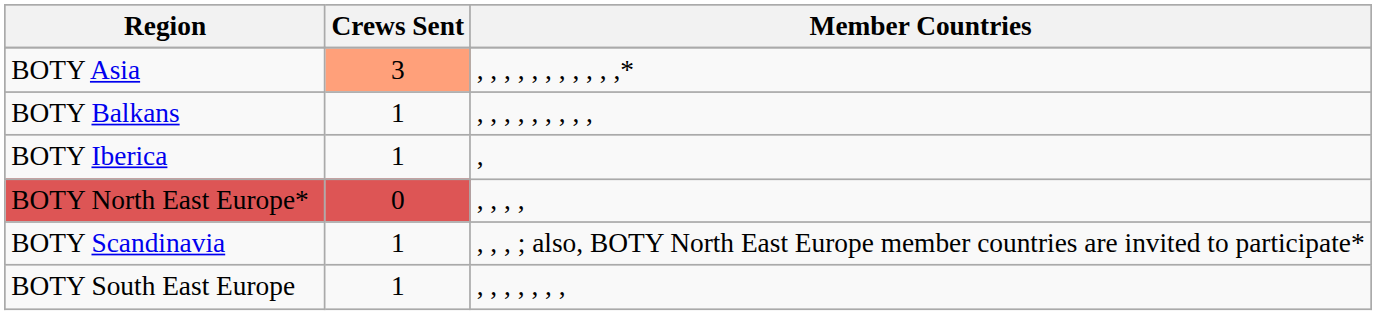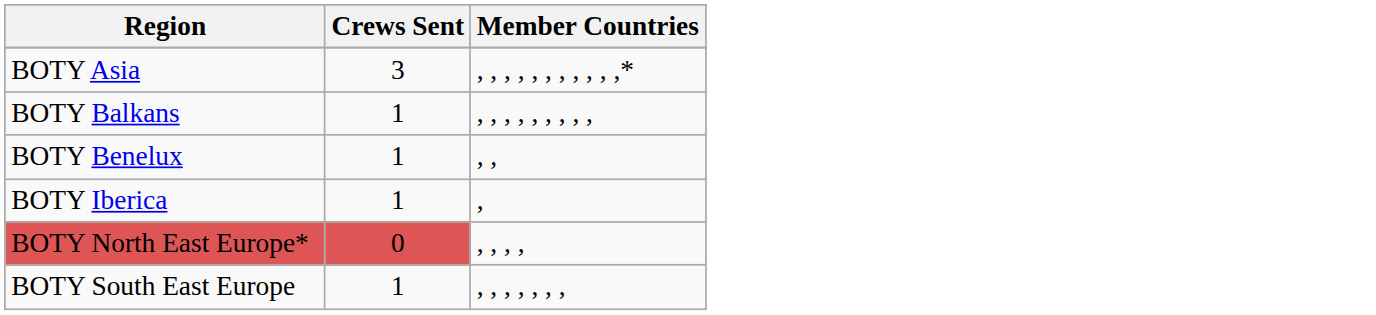(398, 69) lightsalmon background -> (398, 69) no background
+ row: (97, 156)
- row: (118, 243)
